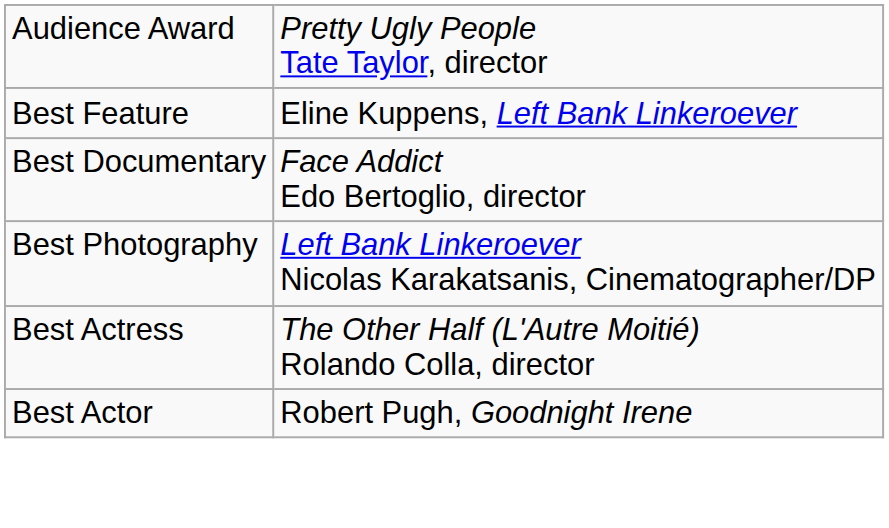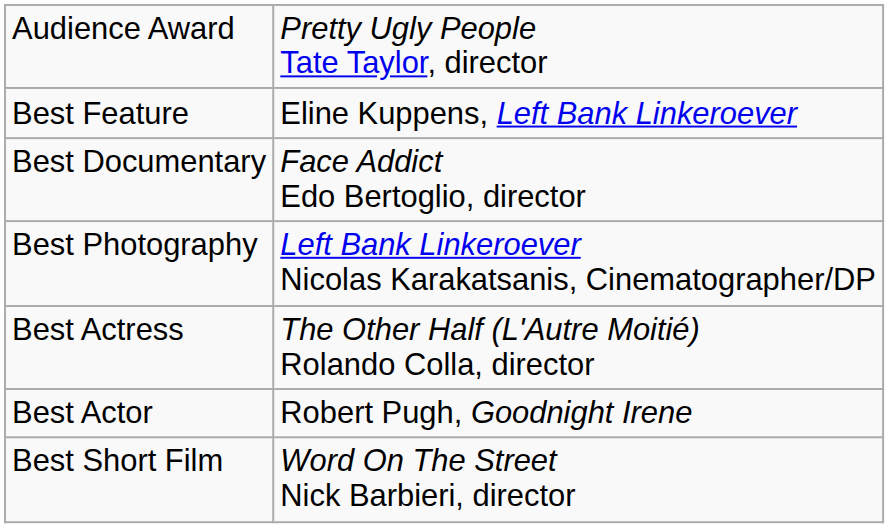+ row: (118, 461)
